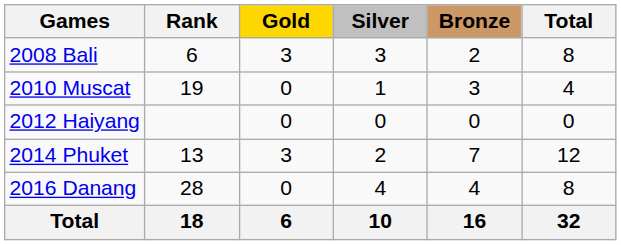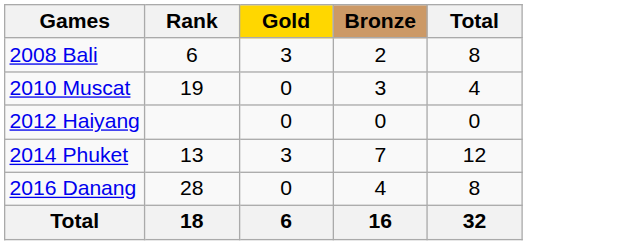- column: (380, 21)
